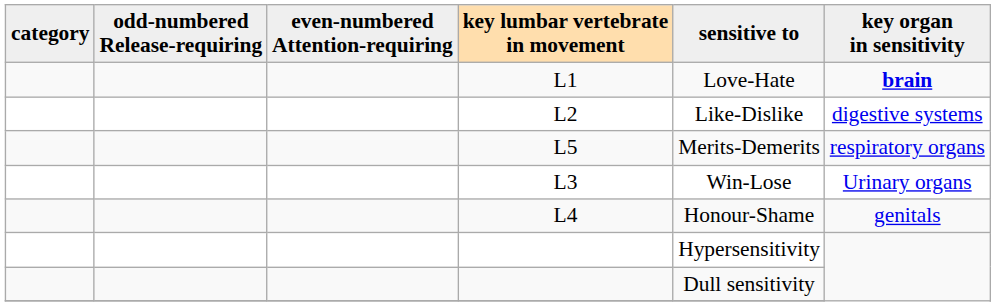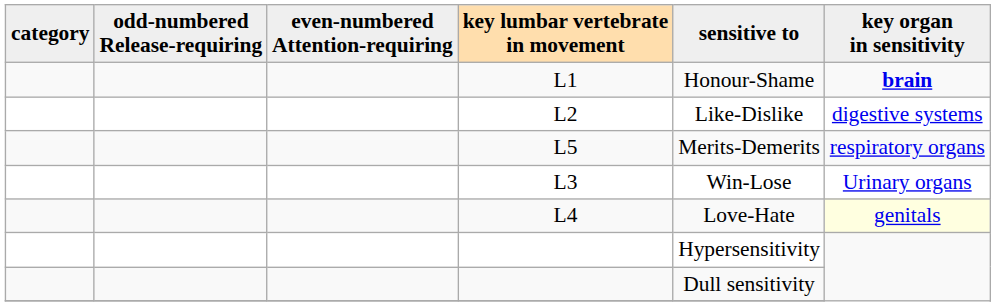(749, 79) Love-Hate -> (749, 79) Honour-Shame
(749, 215) Honour-Shame -> (749, 215) Love-Hate
(907, 215) no background -> (907, 215) lightyellow background
